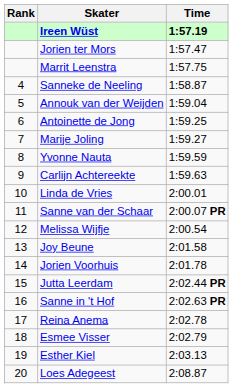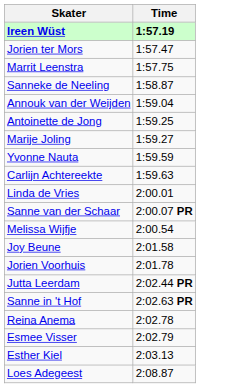- column: (21, 13)
